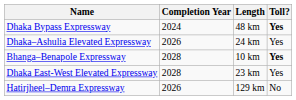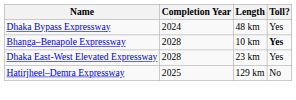(276, 27) bold -> (276, 27) normal
- row: (79, 42)
(171, 88) 2026 -> (171, 73) 2025
